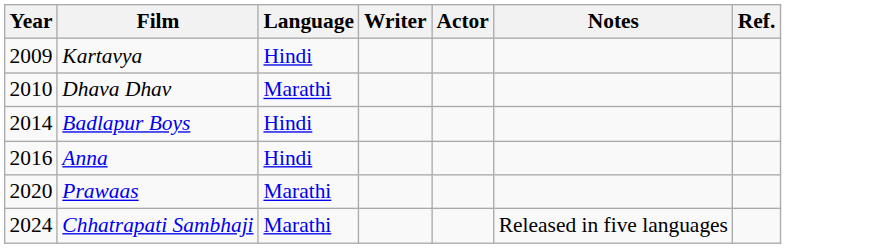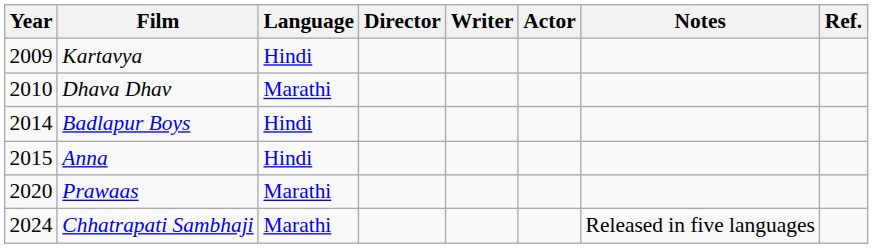+ column: (402, 21)
(31, 157) 2016 -> (31, 157) 2015
